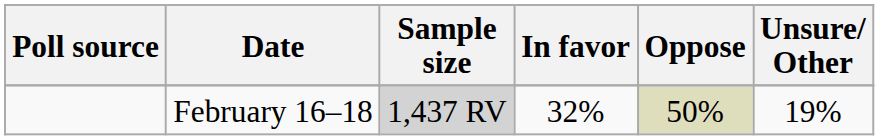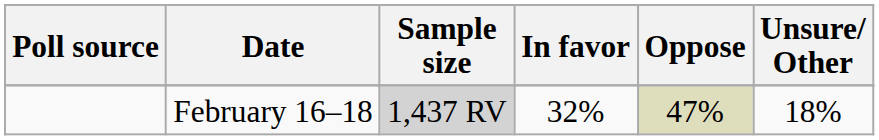(695, 110) 50% -> (695, 110) 47%
(813, 110) 19% -> (813, 110) 18%
